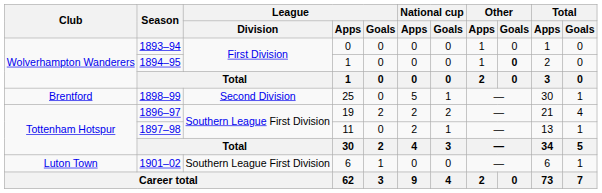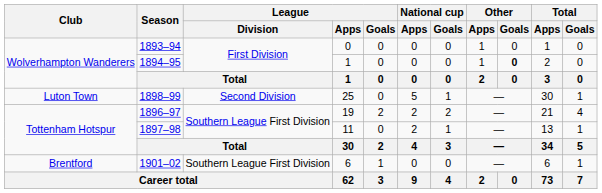(71, 96) Brentford -> (71, 96) Luton Town
(71, 163) Luton Town -> (71, 163) Brentford
